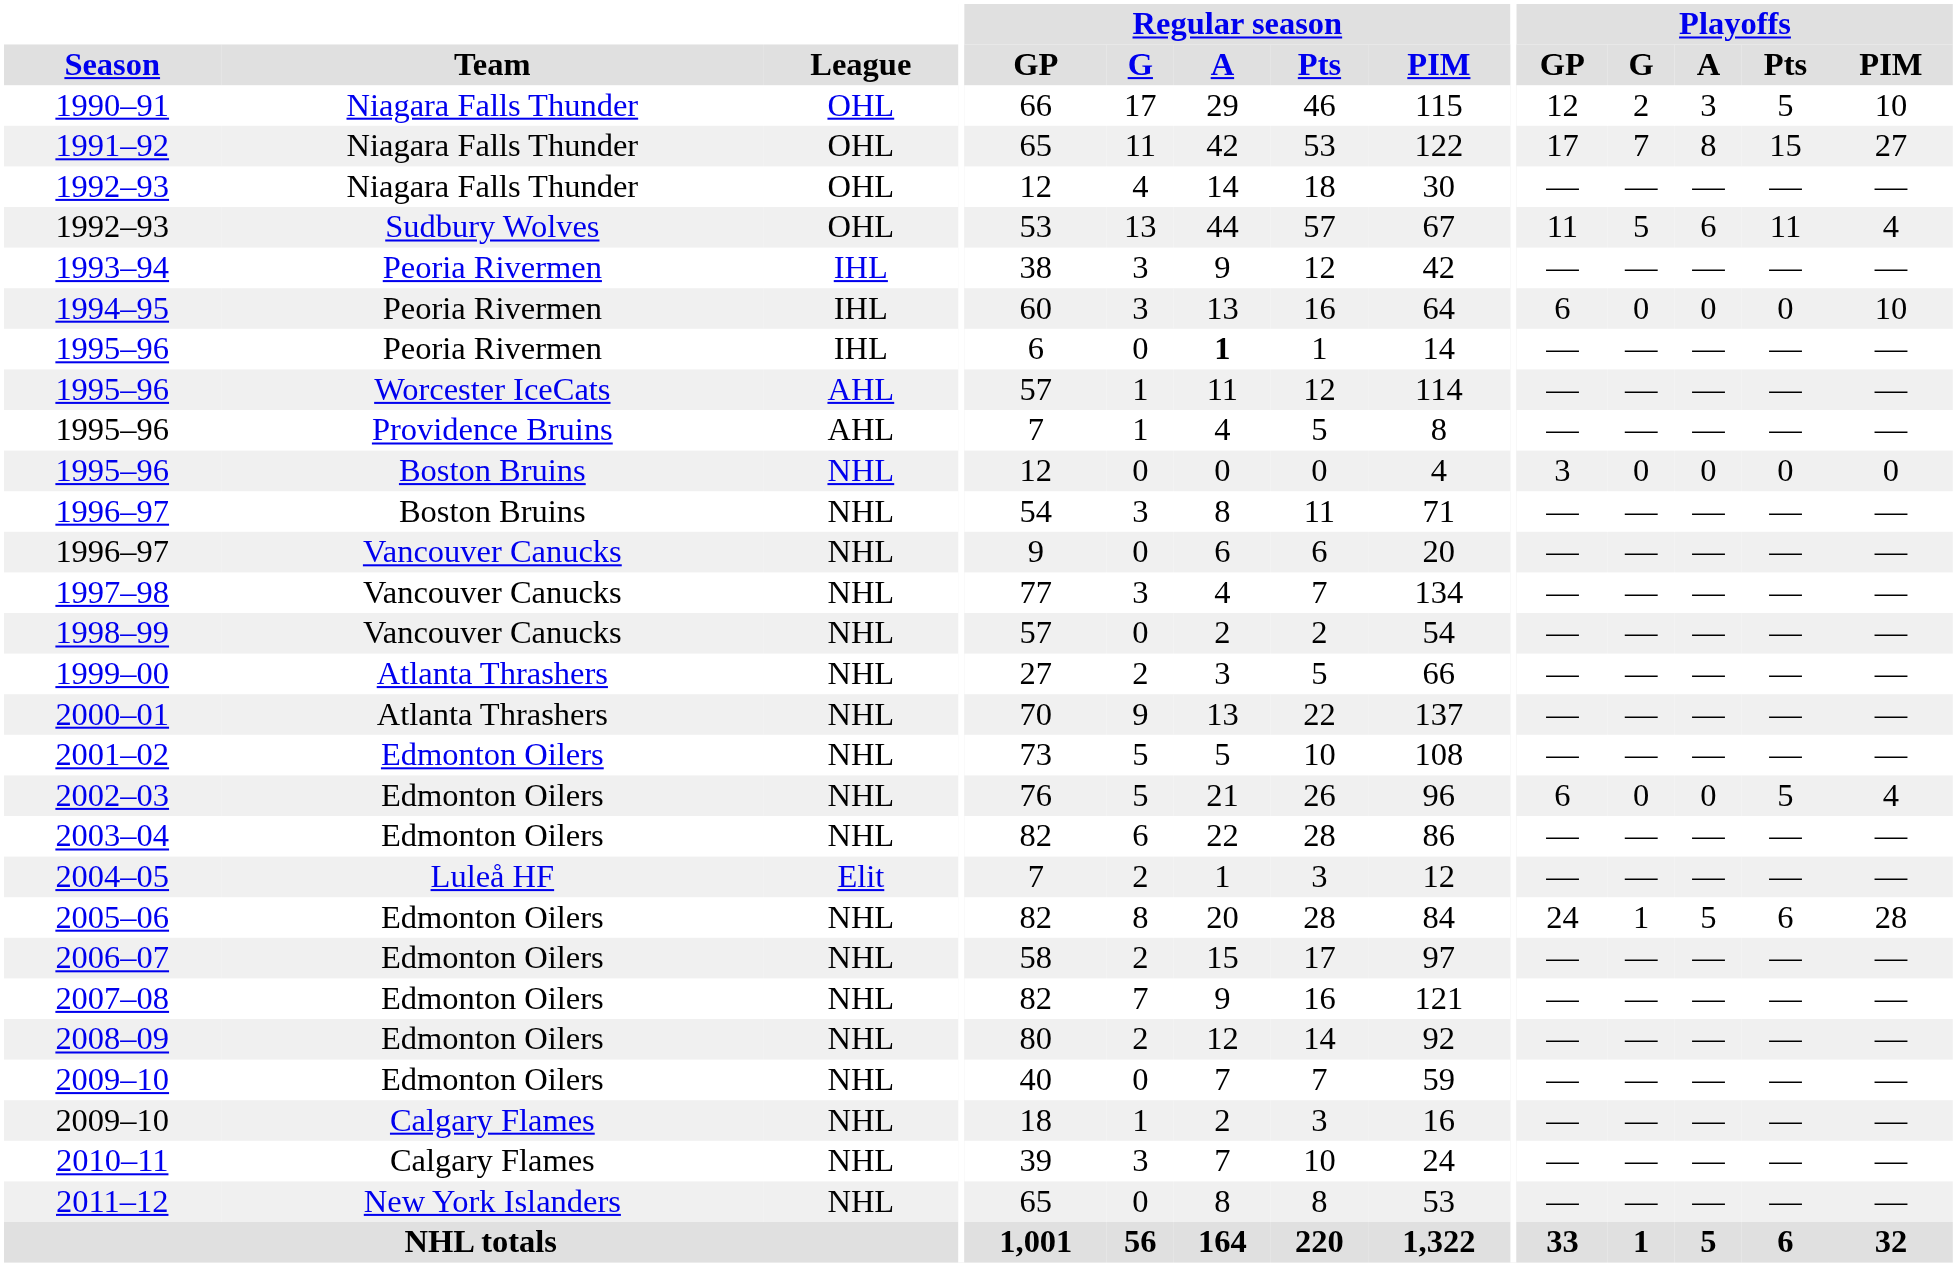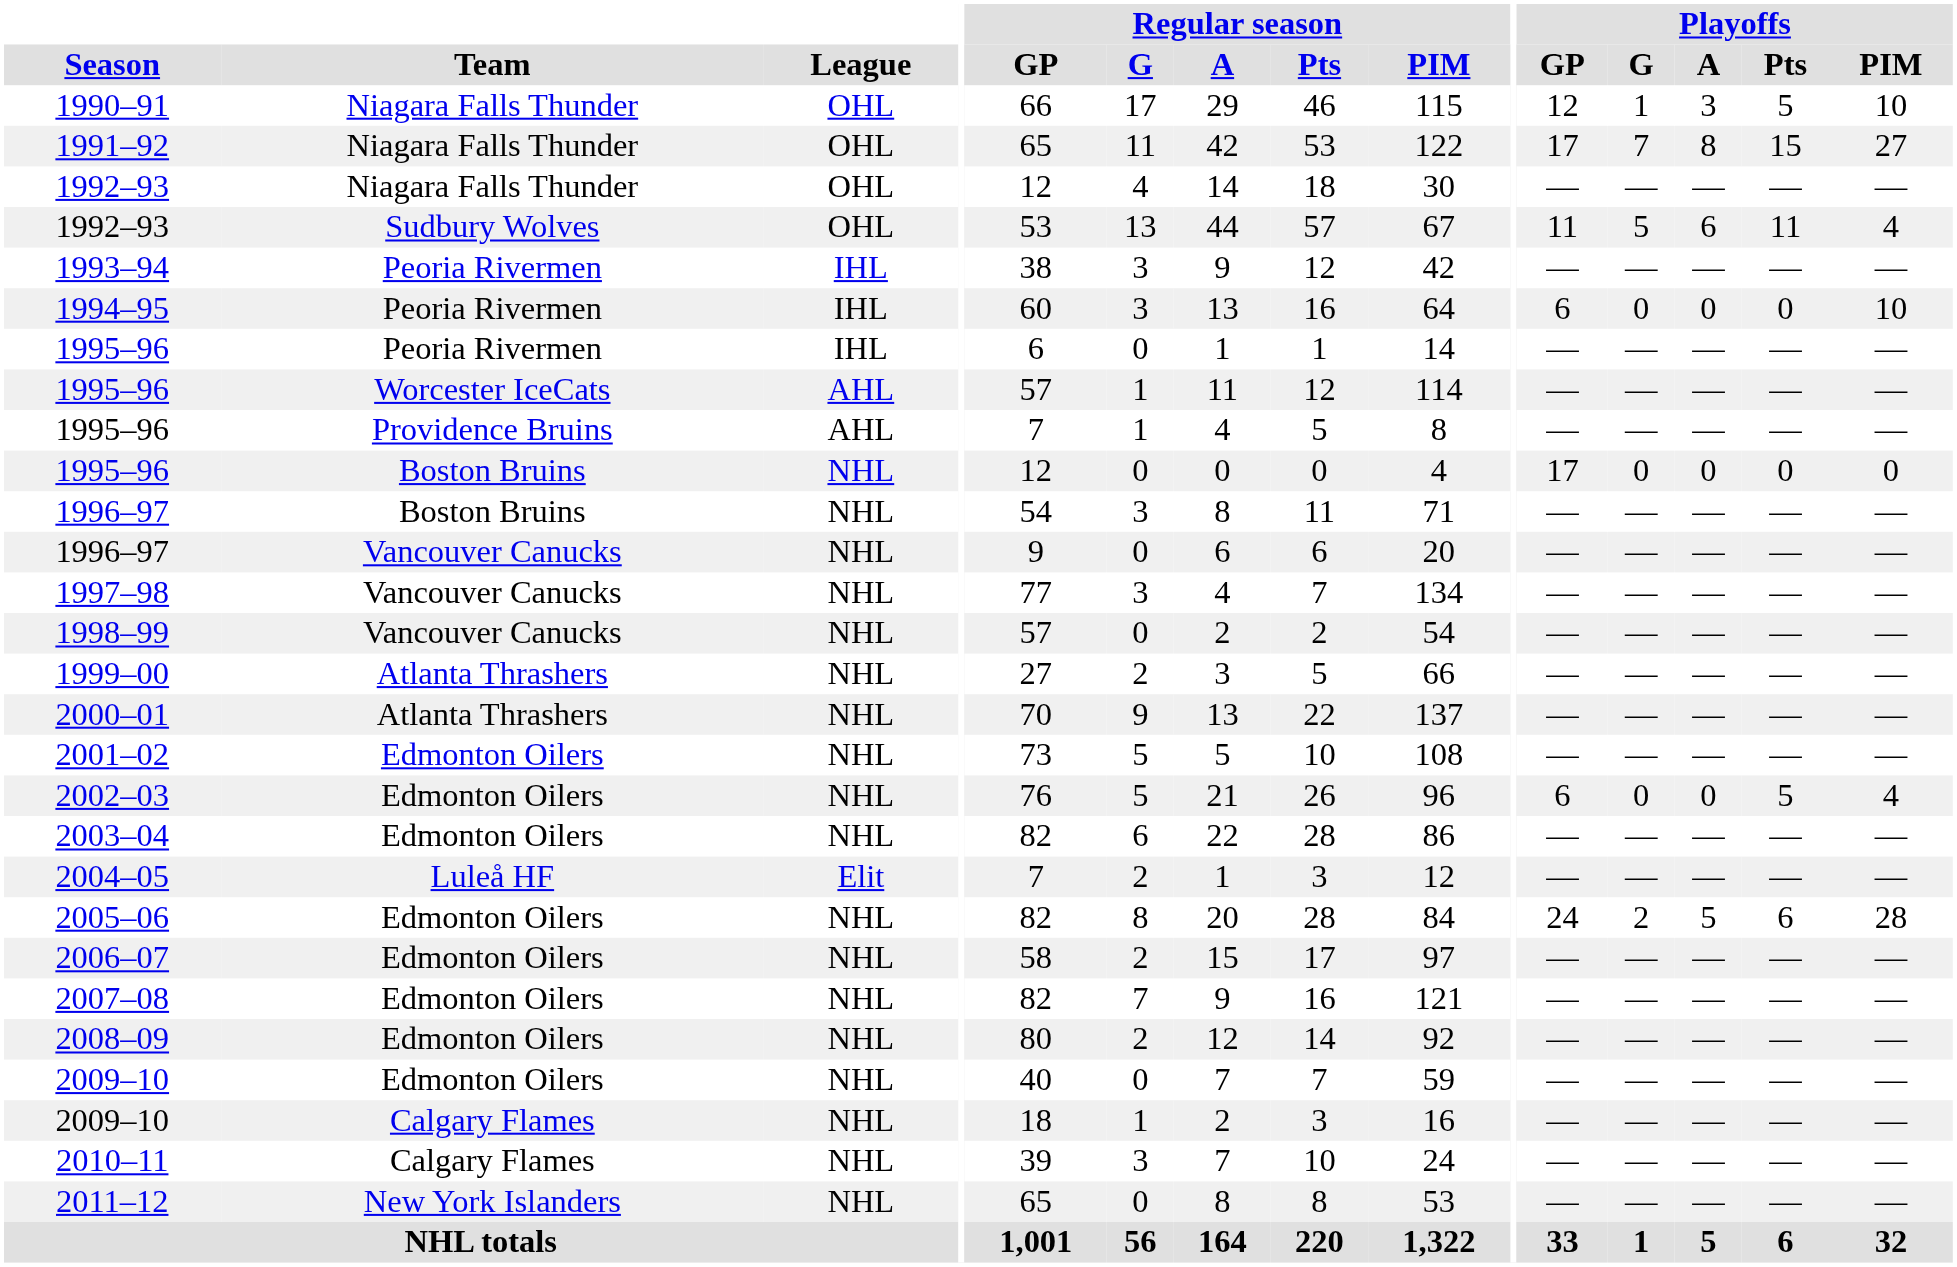(1641, 104) 2 -> (1641, 104) 1
(1222, 348) bold -> (1222, 348) normal
(1562, 470) 3 -> (1562, 470) 17
(1641, 916) 1 -> (1641, 916) 2
